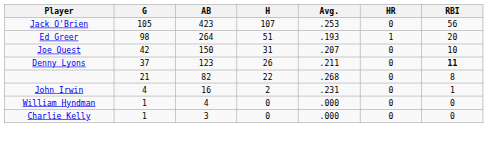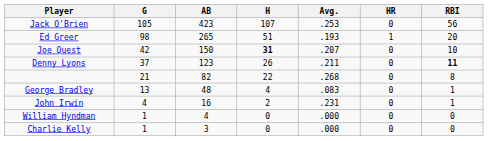(206, 37) 264 -> (206, 37) 265
(268, 50) normal -> (268, 50) bold
+ row: (59, 90)
